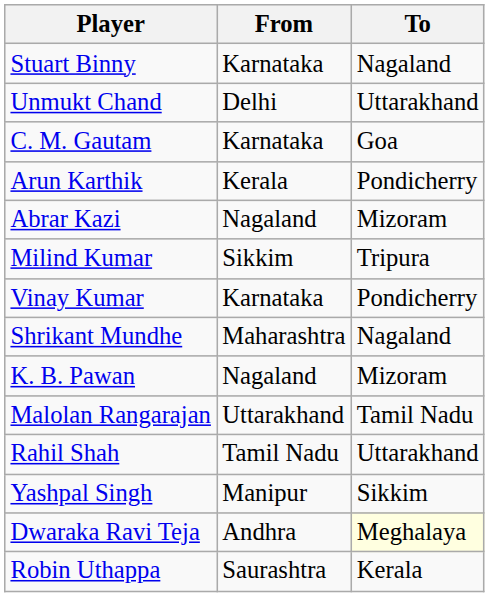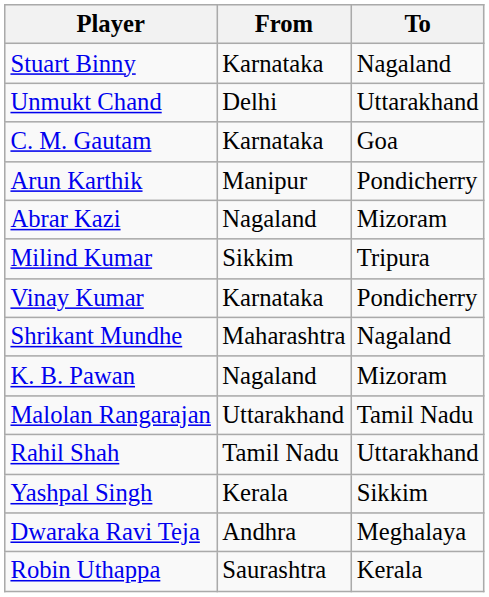(255, 180) Kerala -> (265, 180) Manipur
(265, 492) Manipur -> (255, 492) Kerala
(412, 532) lightyellow background -> (412, 532) no background
